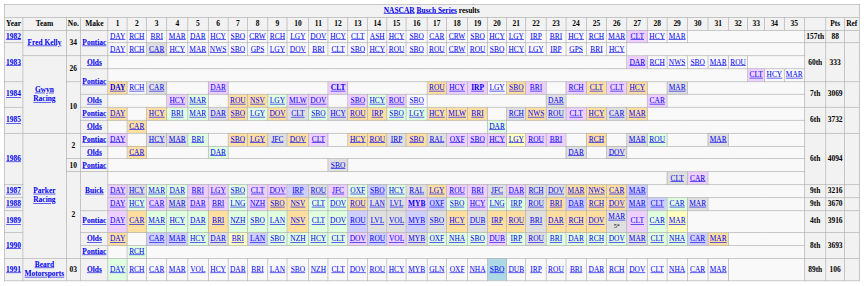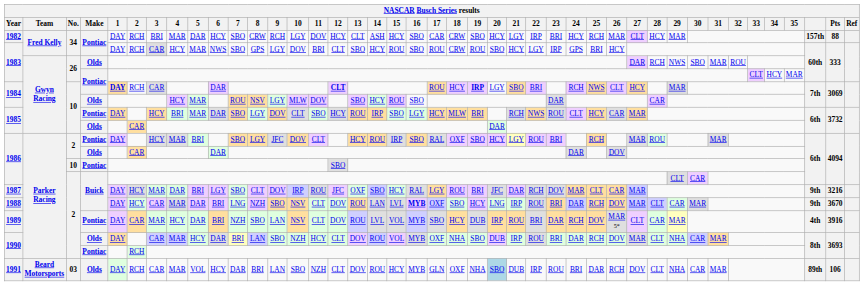(596, 88) CLT -> (596, 88) NWS
(596, 191) NWS -> (596, 191) CLT
